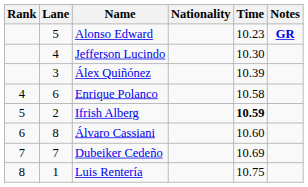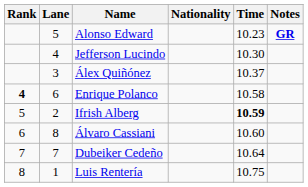(250, 73) 10.39 -> (250, 73) 10.37
(22, 93) normal -> (22, 93) bold
(250, 152) 10.69 -> (250, 152) 10.64
